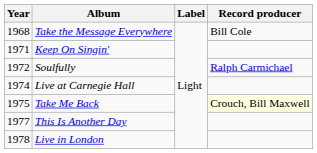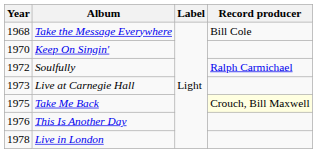(18, 49) 1971 -> (18, 49) 1970
(18, 85) 1974 -> (18, 85) 1973
(18, 121) 1977 -> (18, 121) 1976
